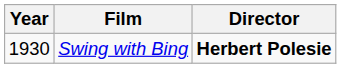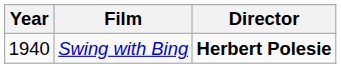(29, 48) 1930 -> (29, 48) 1940
